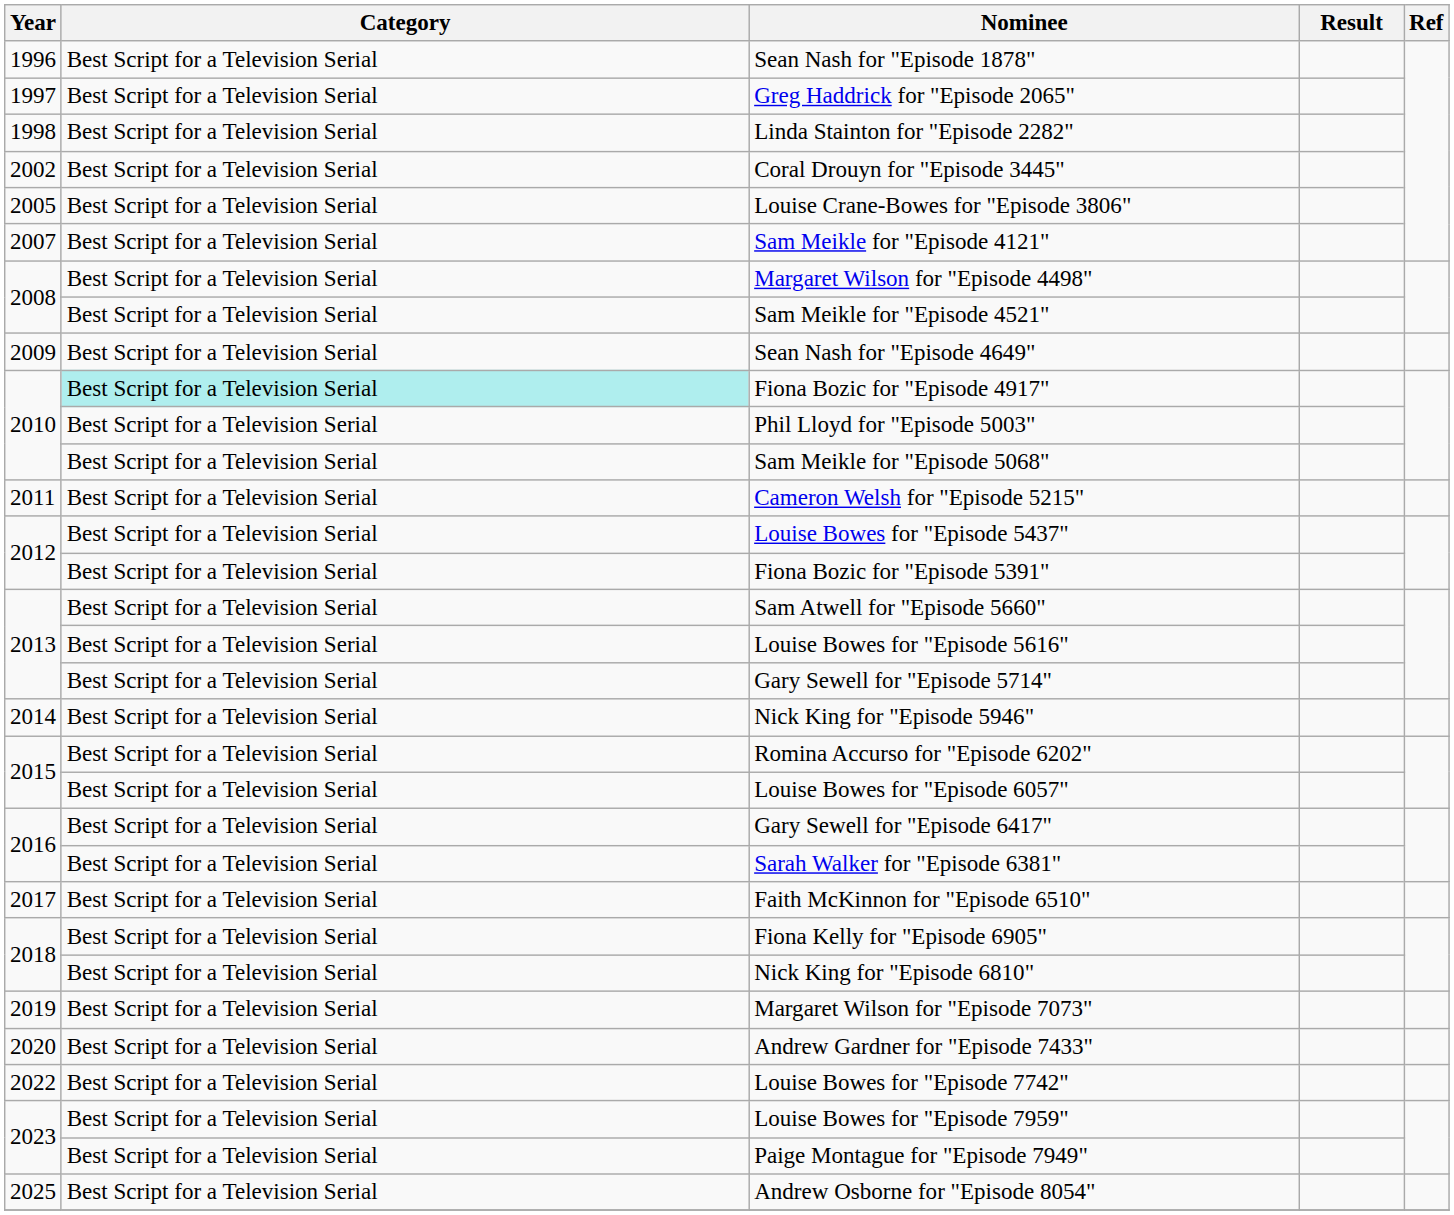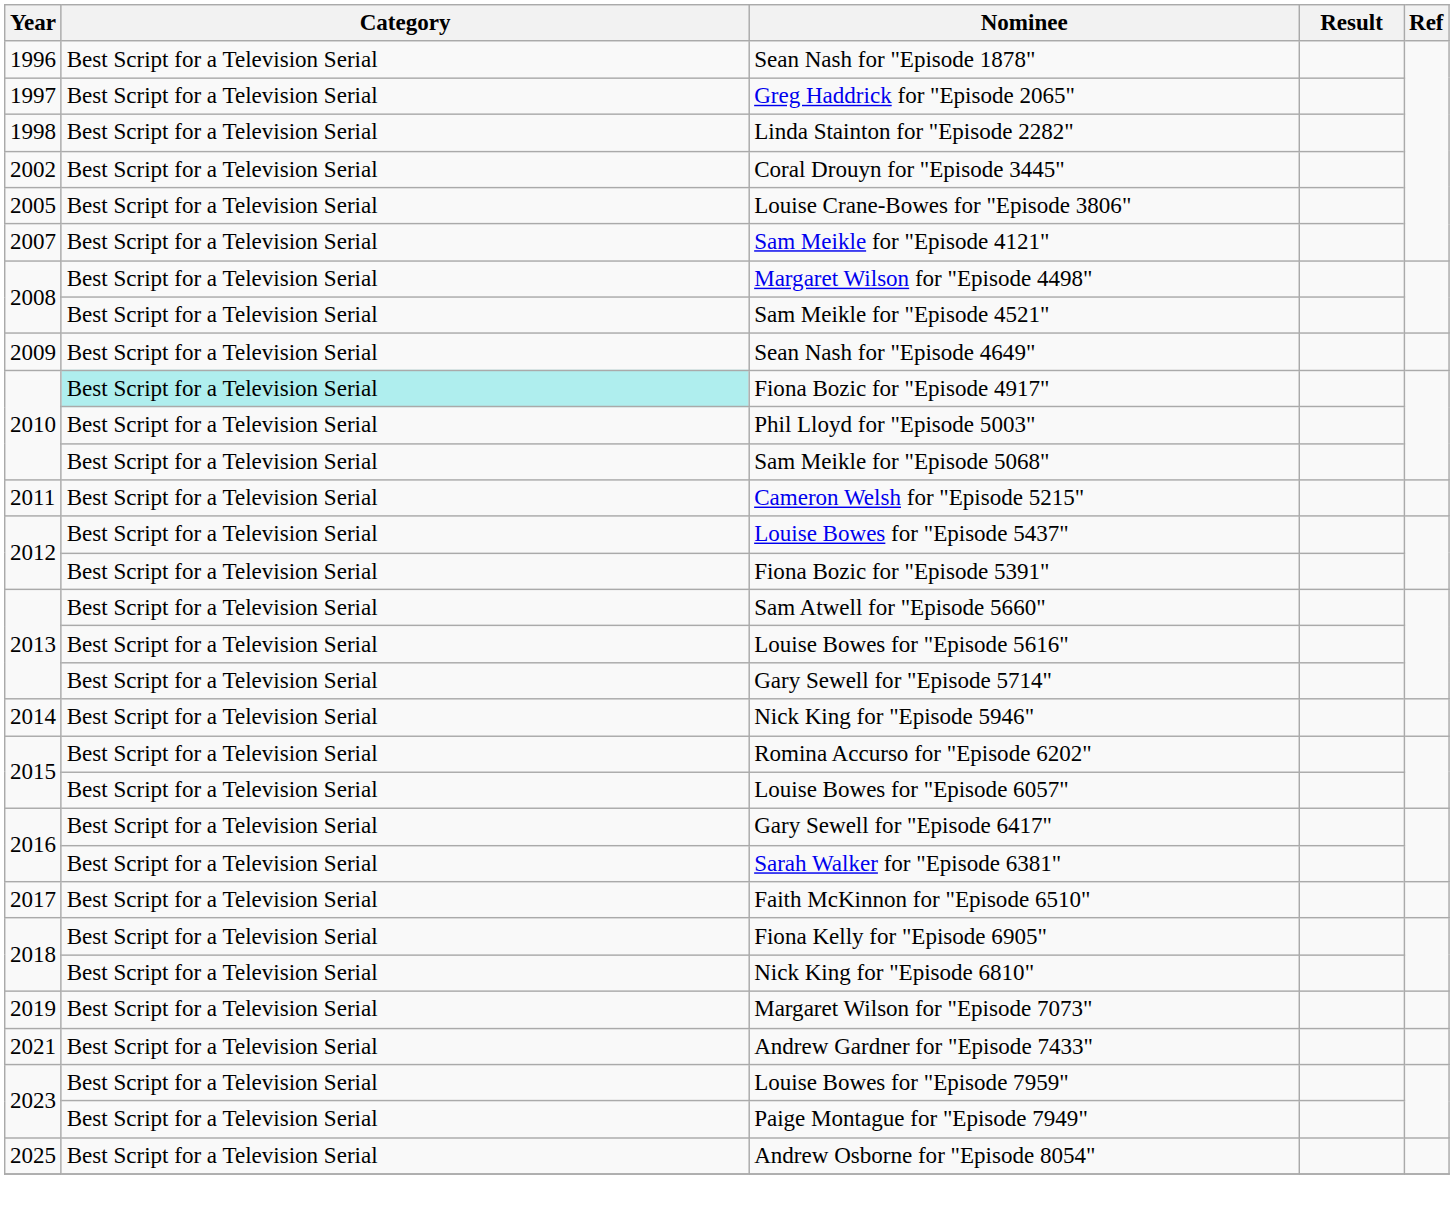(33, 1045) 2020 -> (33, 1045) 2021
- row: (911, 1082)
